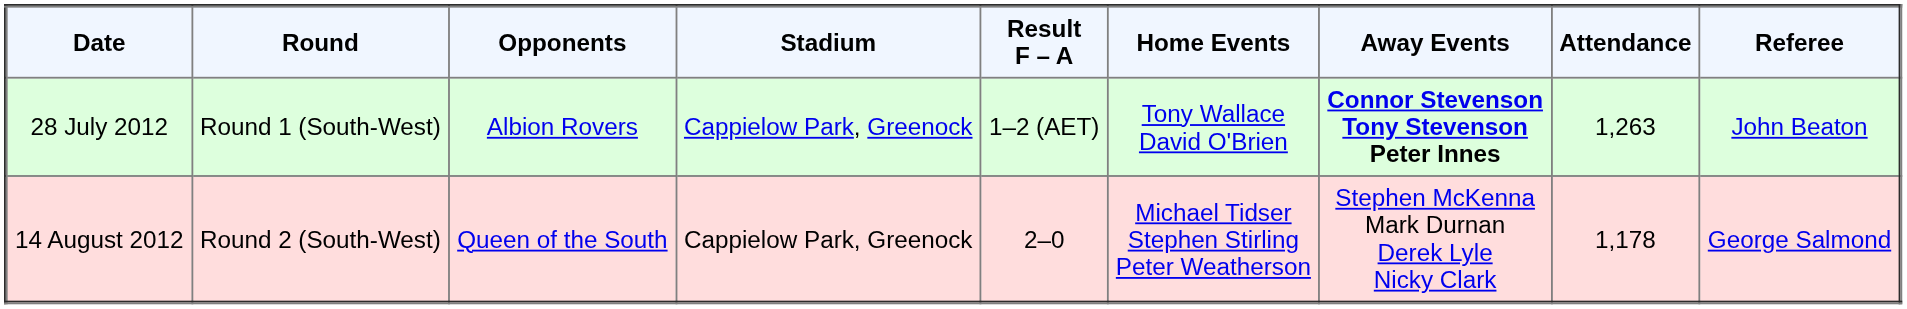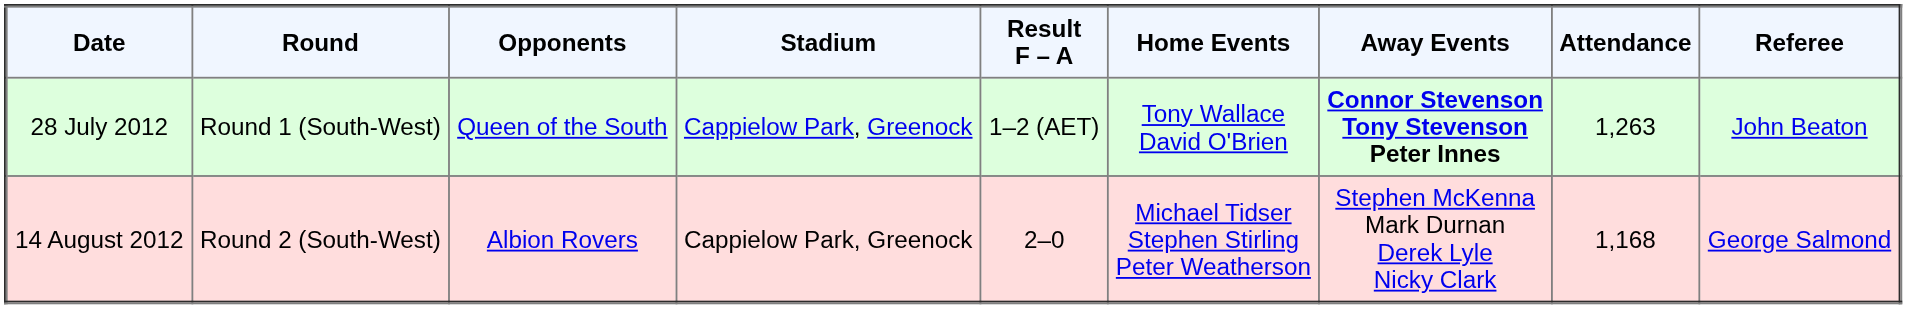(562, 127) Albion Rovers -> (562, 127) Queen of the South
(562, 239) Queen of the South -> (562, 239) Albion Rovers
(1625, 239) 1,178 -> (1625, 239) 1,168
